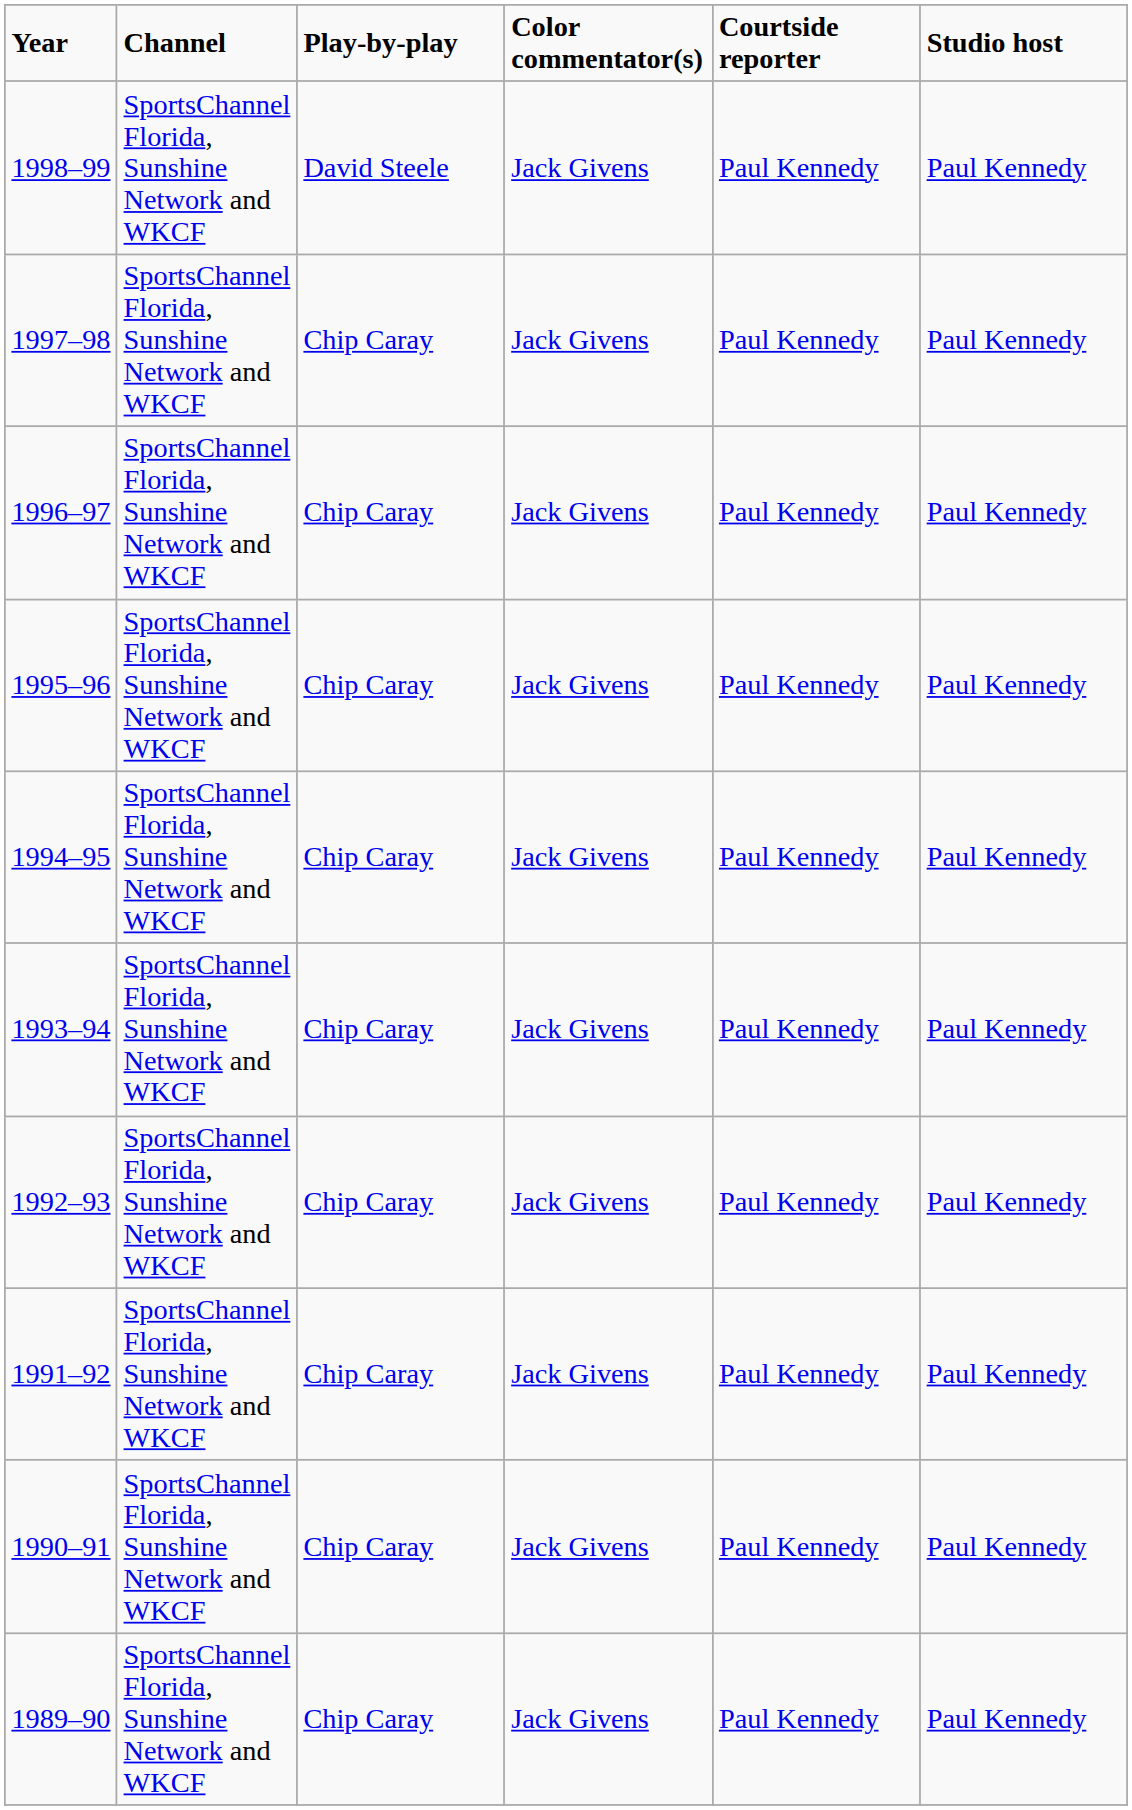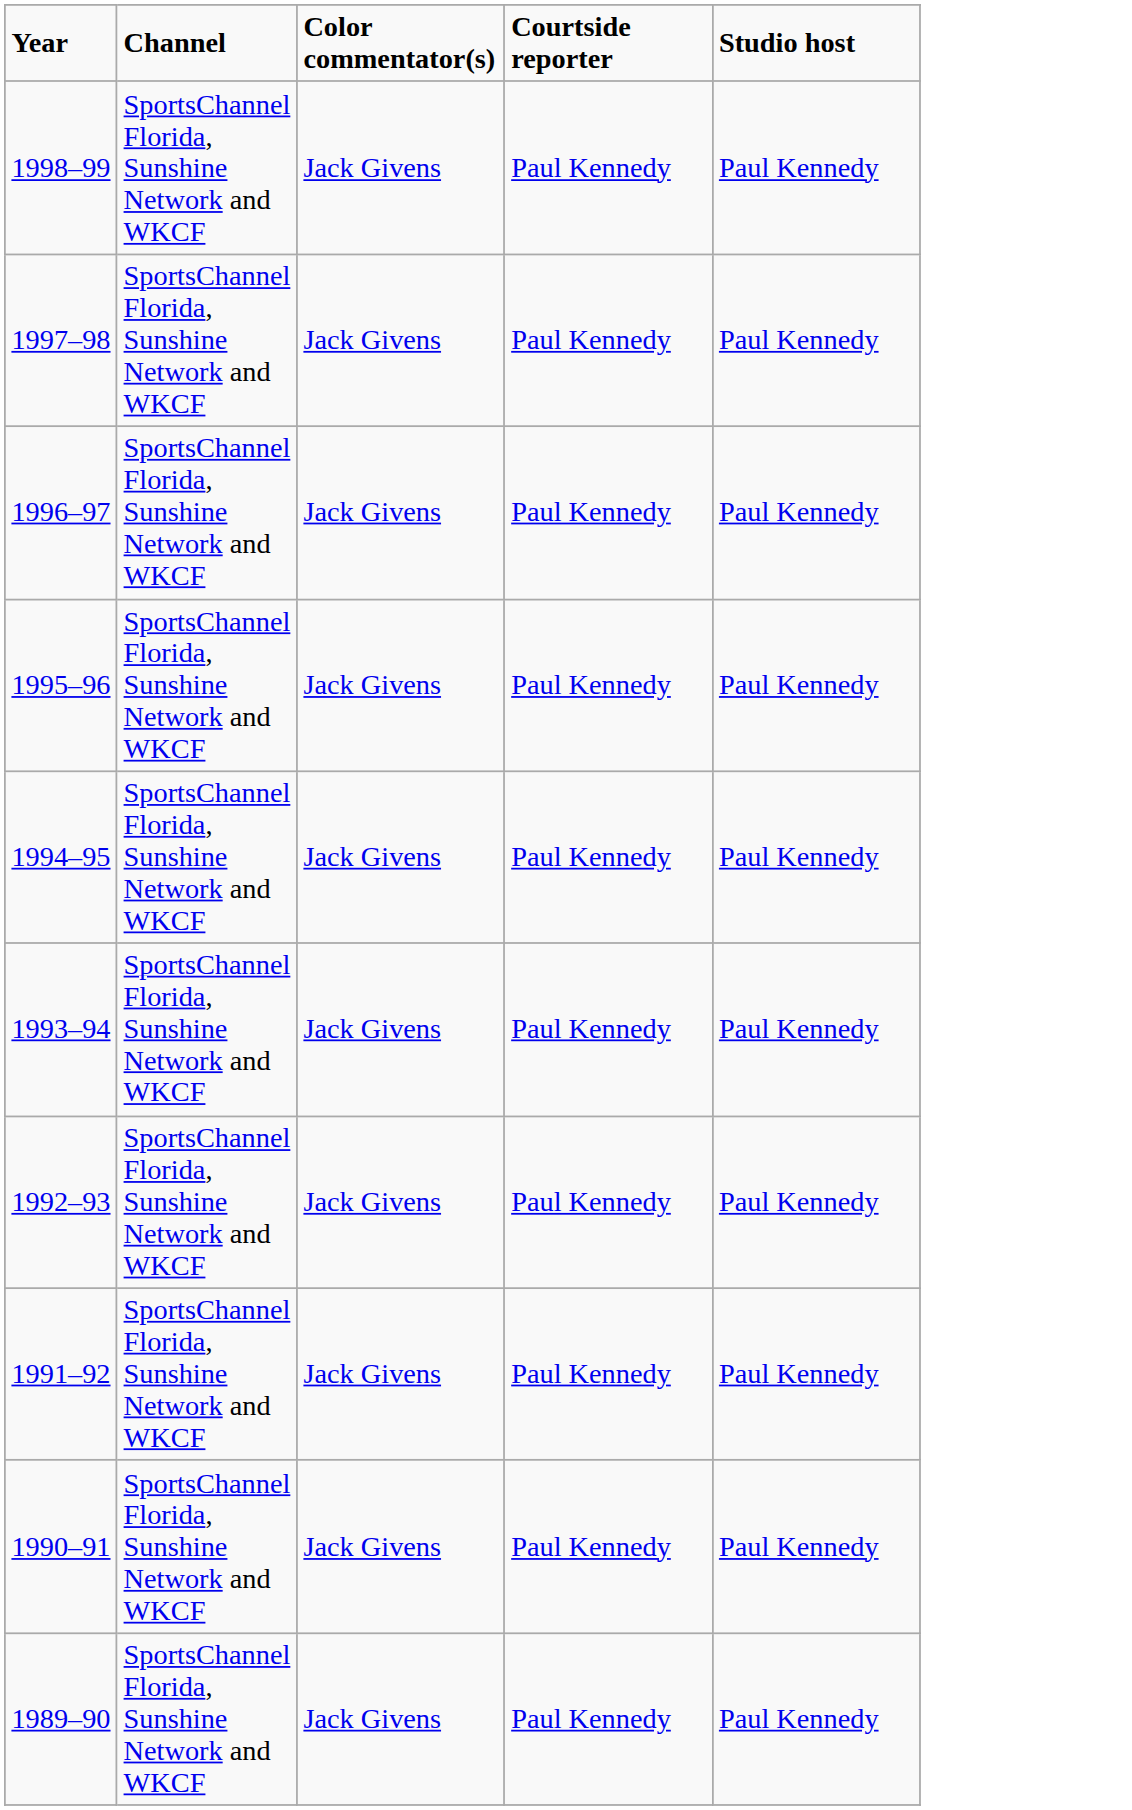- column: (381, 42)
